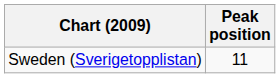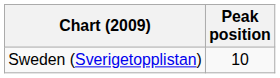(240, 60) 11 -> (240, 60) 10
